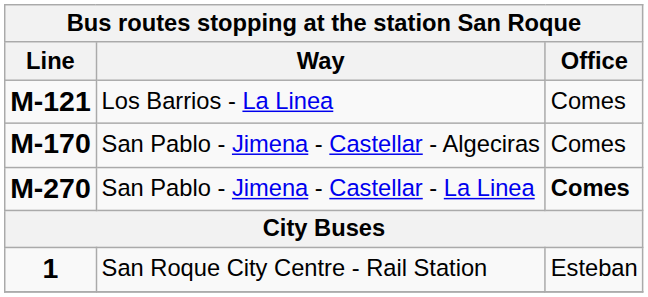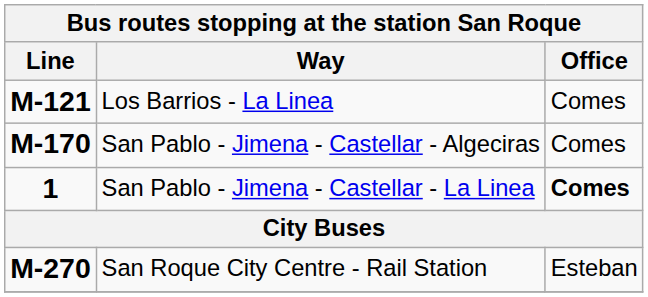(50, 188) M-270 -> (50, 188) 1
(50, 269) 1 -> (50, 269) M-270
